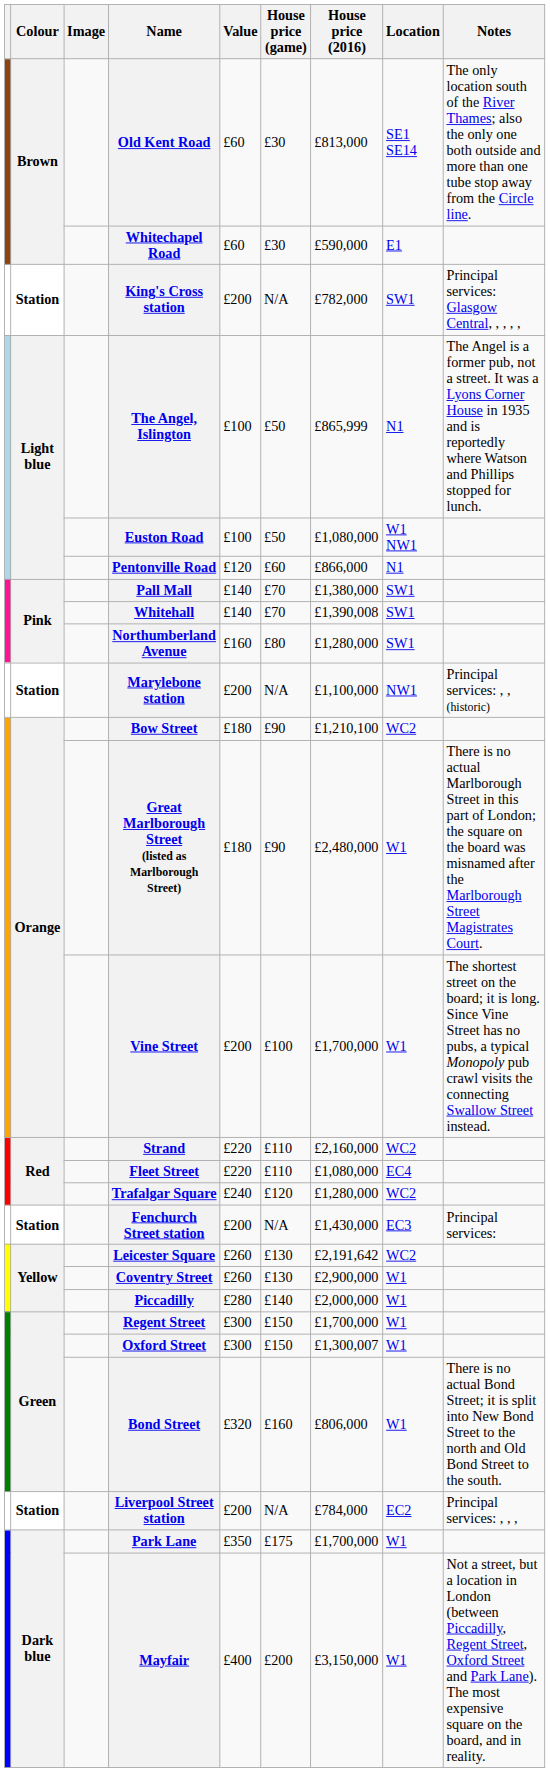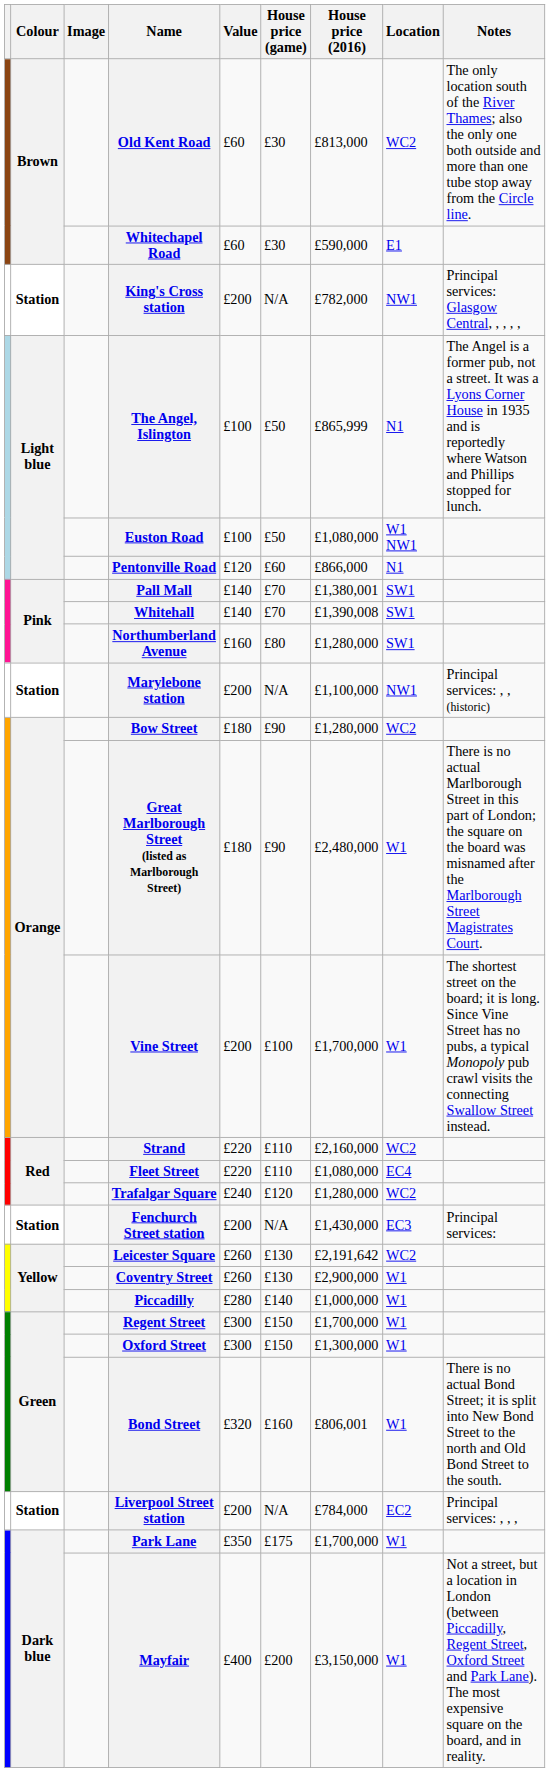(402, 142) SE1 SE14 -> (401, 142) WC2
(400, 299) SW1 -> (402, 299) NW1
(346, 590) £1,380,000 -> (346, 590) £1,380,001
(346, 728) £1,210,100 -> (346, 728) £1,280,000
(346, 1300) £2,000,000 -> (346, 1300) £1,000,000
(346, 1345) £1,300,007 -> (346, 1345) £1,300,000
(341, 1424) £806,000 -> (341, 1424) £806,001
